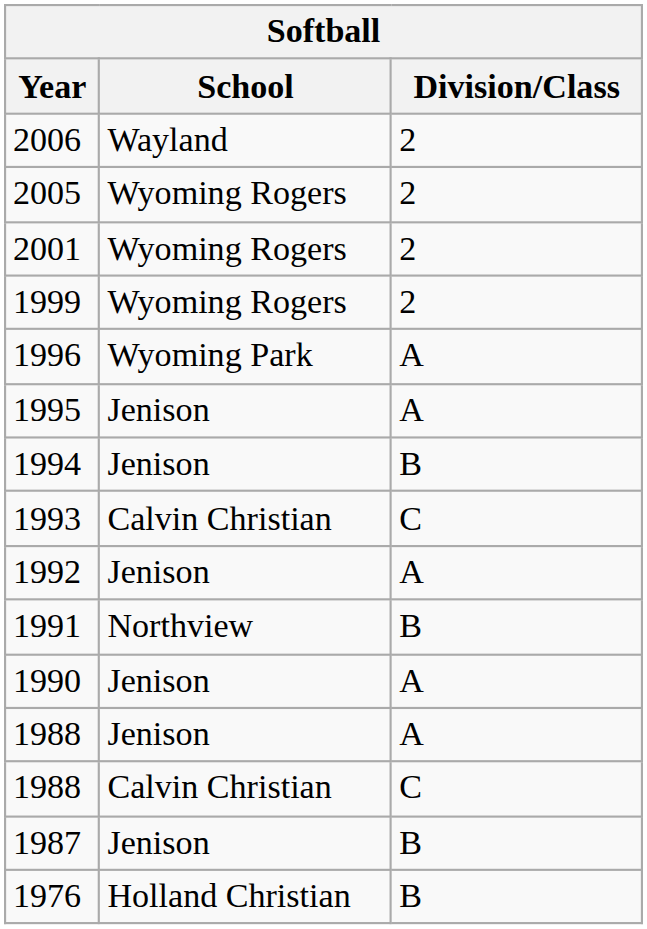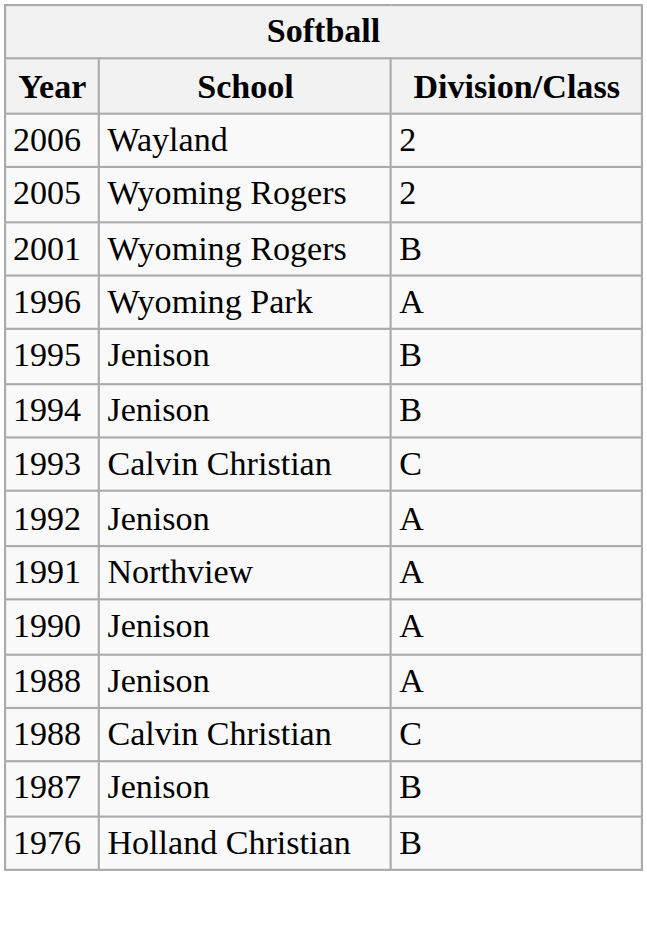(408, 247) 2 -> (411, 247) B
- row: (47, 301)
(412, 409) A -> (411, 355) B
(411, 626) B -> (412, 572) A
